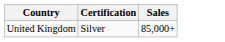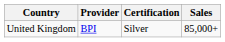+ column: (100, 12)
